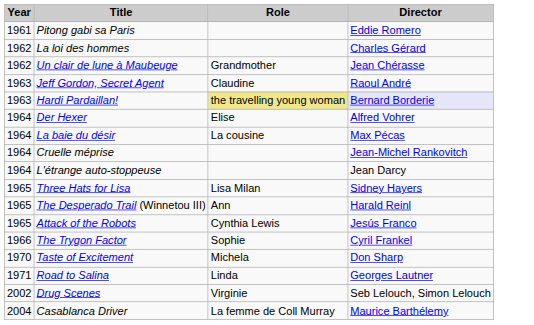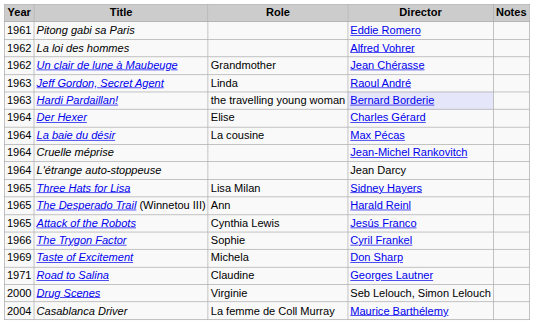+ column: (511, 13)
(388, 48) Charles Gérard -> (382, 48) Alfred Vohrer
(233, 83) Claudine -> (224, 83) Linda
(278, 100) khaki background -> (278, 100) no background
(382, 118) Alfred Vohrer -> (388, 118) Charles Gérard
(19, 258) 1970 -> (19, 258) 1969
(224, 275) Linda -> (233, 275) Claudine
(19, 293) 2002 -> (19, 293) 2000
